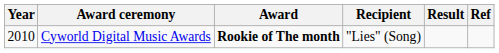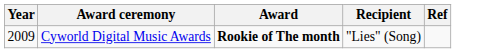- column: (446, 15)
(21, 36) 2010 -> (21, 36) 2009
